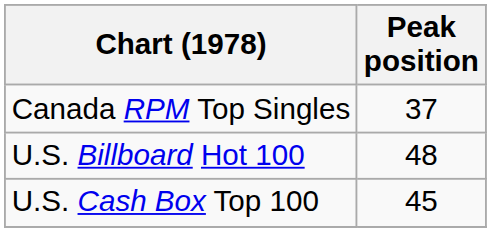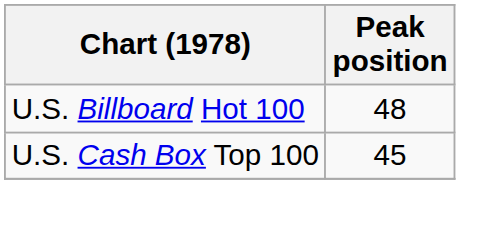- row: (181, 108)
